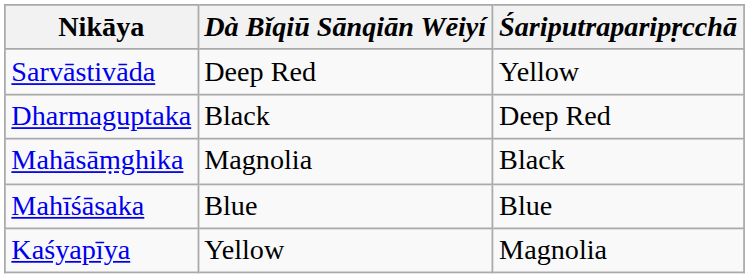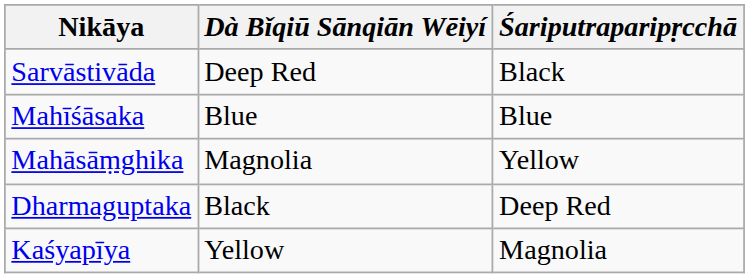(539, 71) Yellow -> (532, 71) Black
rows swapped: (101, 116) <-> (78, 205)
(532, 160) Black -> (539, 160) Yellow
